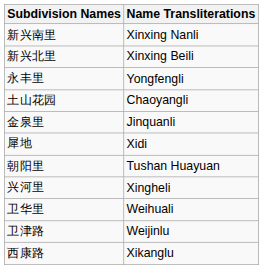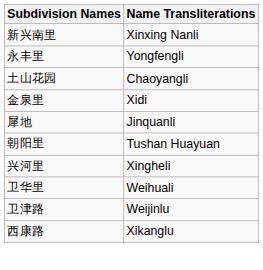- row: (32, 56)
(151, 122) Jinquanli -> (137, 100) Xidi
(137, 144) Xidi -> (151, 122) Jinquanli
